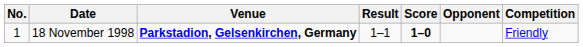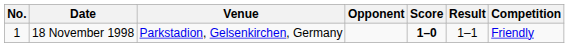columns swapped: (471, 14) <-> (380, 14)
(248, 33) bold -> (241, 33) normal
